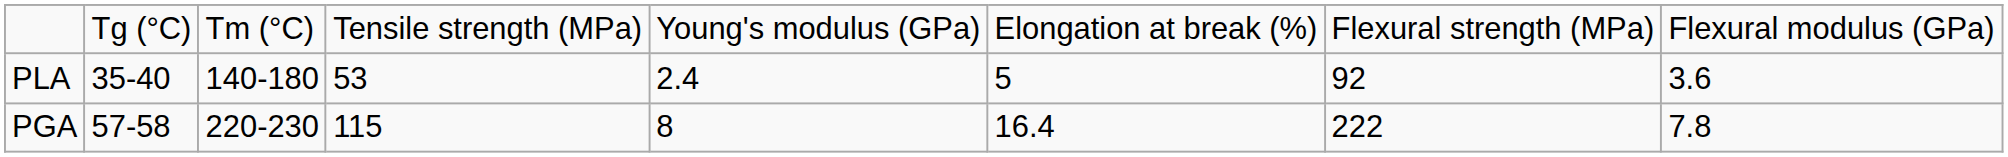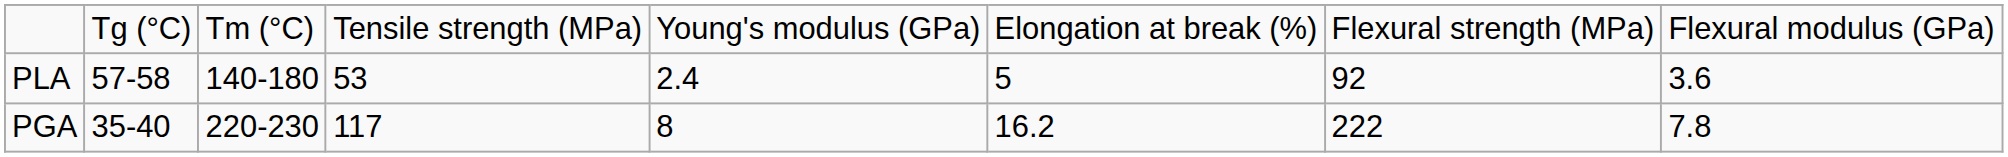(131, 77) 35-40 -> (131, 77) 57-58
(131, 126) 57-58 -> (131, 126) 35-40
(358, 126) 115 -> (358, 126) 117
(1025, 126) 16.4 -> (1025, 126) 16.2
